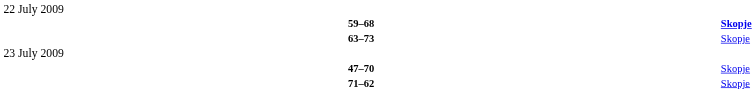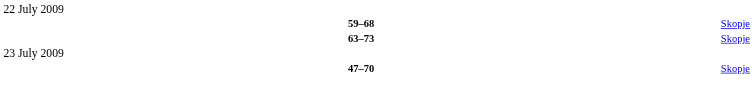(736, 24) bold -> (735, 24) normal
- row: (147, 83)
